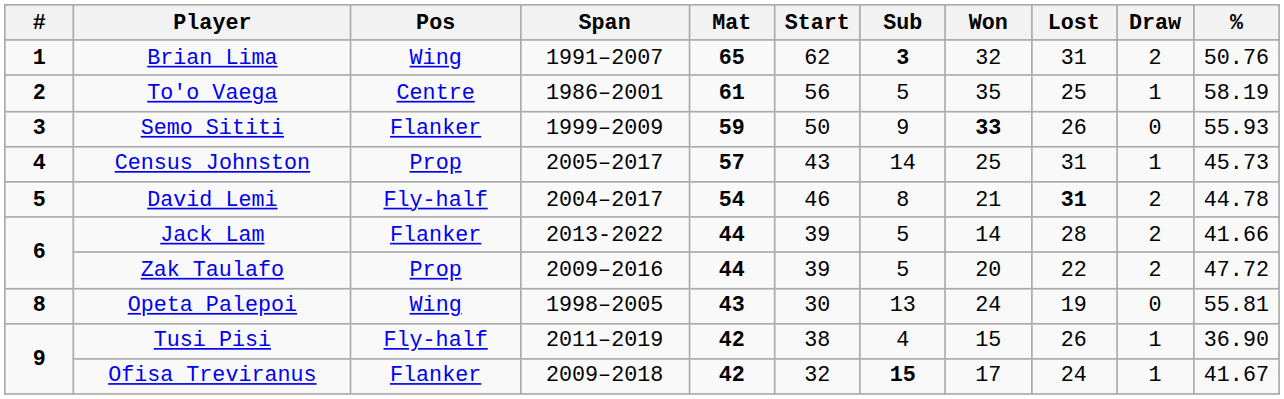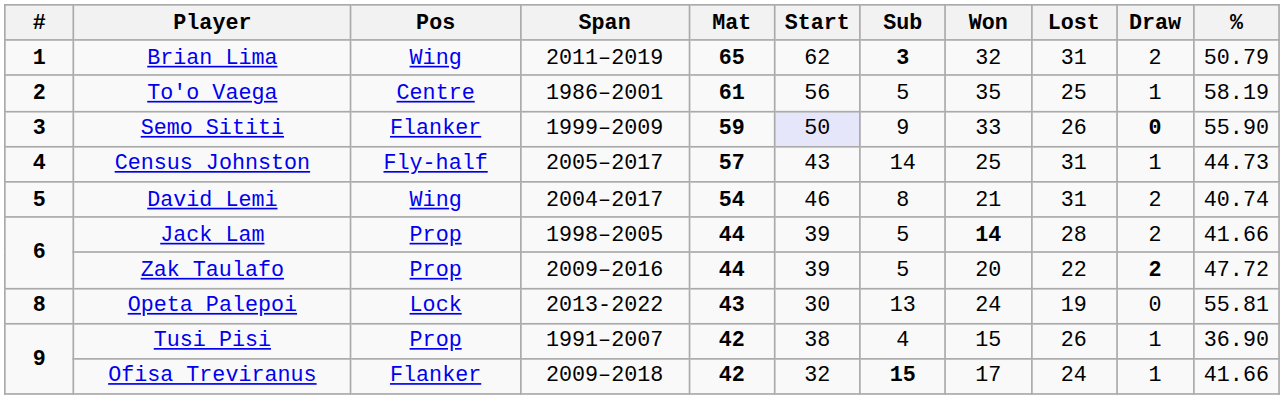(605, 58) 1991–2007 -> (605, 58) 2011–2019
(1236, 58) 50.76 -> (1236, 58) 50.79
(817, 129) no background -> (817, 129) lavender background
(988, 129) bold -> (988, 129) normal
(1155, 129) normal -> (1155, 129) bold
(1236, 129) 55.93 -> (1236, 129) 55.90
(436, 164) Prop -> (436, 164) Fly-half
(1236, 164) 45.73 -> (1236, 164) 44.73
(436, 199) Fly-half -> (436, 199) Wing
(1074, 199) bold -> (1074, 199) normal
(1236, 199) 44.78 -> (1236, 199) 40.74
(436, 235) Flanker -> (436, 235) Prop
(605, 235) 2013-2022 -> (605, 235) 1998–2005
(988, 235) normal -> (988, 235) bold
(1155, 270) normal -> (1155, 270) bold
(436, 306) Wing -> (436, 306) Lock
(605, 306) 1998–2005 -> (605, 306) 2013-2022
(436, 341) Fly-half -> (436, 341) Prop
(605, 341) 2011–2019 -> (605, 341) 1991–2007
(1236, 376) 41.67 -> (1236, 376) 41.66
